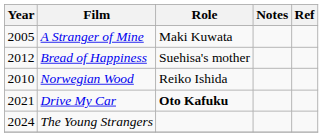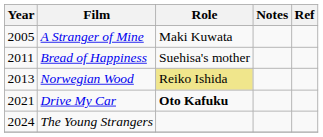(21, 57) 2012 -> (21, 57) 2011
(21, 79) 2010 -> (21, 79) 2013
(193, 79) no background -> (193, 79) khaki background
